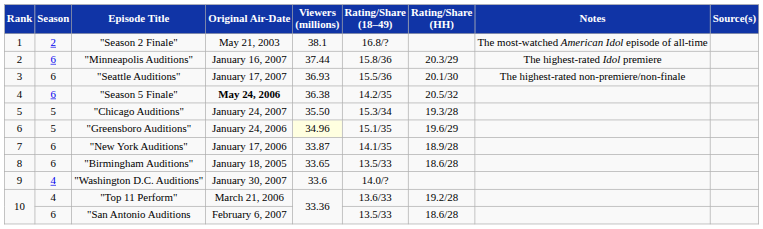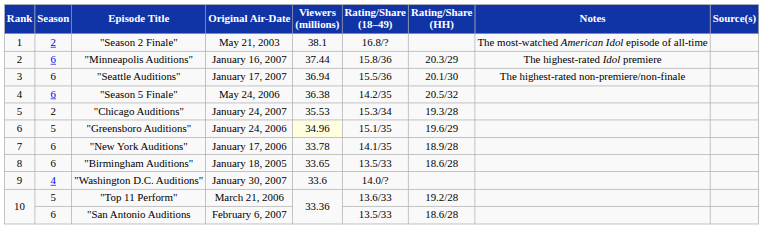(317, 77) 36.93 -> (317, 77) 36.94
(249, 94) bold -> (249, 94) normal
(53, 111) 5 -> (53, 111) 2
(317, 111) 35.50 -> (317, 111) 35.53
(317, 146) 33.87 -> (317, 146) 33.78
(53, 197) 4 -> (53, 197) 5
